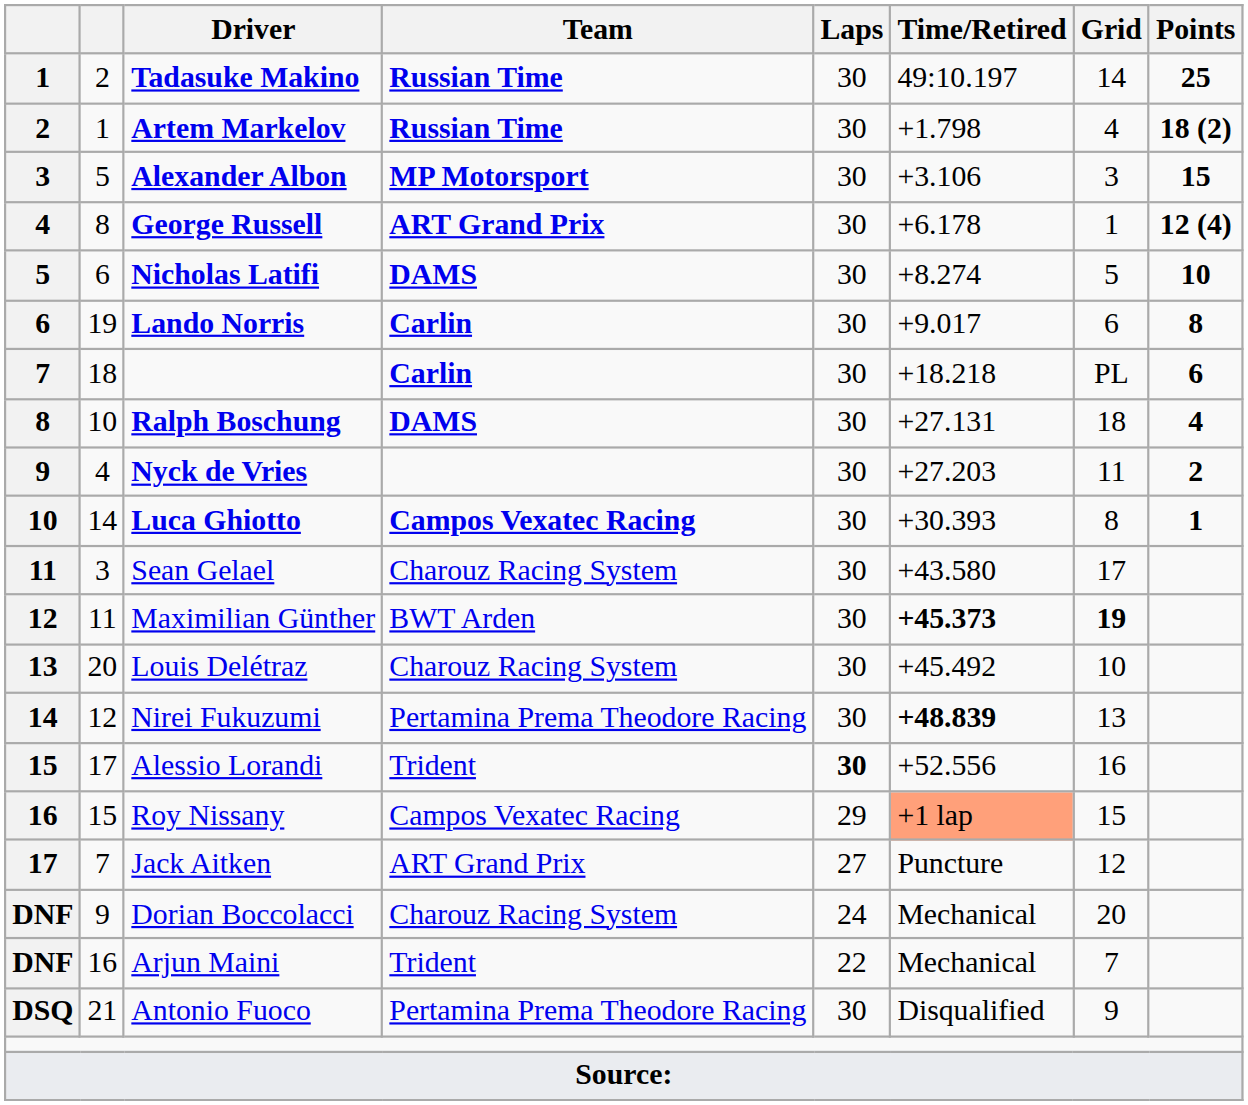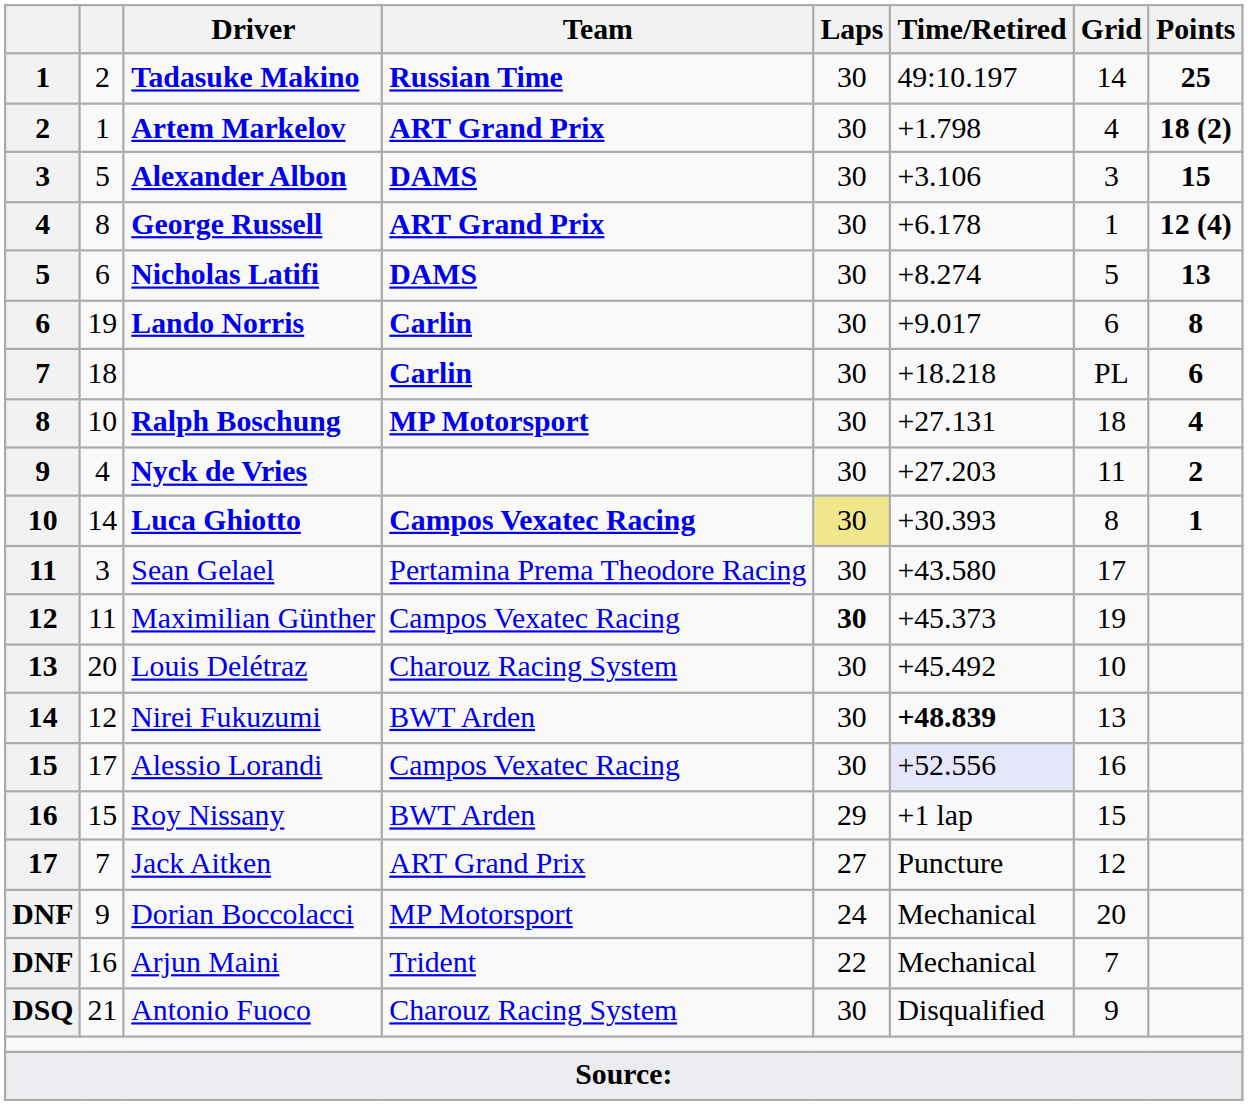(476, 126) Russian Time -> (497, 126) ART Grand Prix
(489, 176) MP Motorsport -> (433, 176) DAMS
(1196, 274) 10 -> (1196, 274) 13
(433, 421) DAMS -> (489, 421) MP Motorsport
(852, 520) no background -> (852, 520) khaki background
(533, 569) Charouz Racing System -> (598, 569) Pertamina Prema Theodore Racing
(462, 618) BWT Arden -> (535, 618) Campos Vexatec Racing
(852, 618) normal -> (852, 618) bold
(947, 618) bold -> (947, 618) normal
(1111, 618) bold -> (1111, 618) normal
(598, 716) Pertamina Prema Theodore Racing -> (462, 716) BWT Arden
(433, 765) Trident -> (535, 765) Campos Vexatec Racing
(852, 765) bold -> (852, 765) normal
(947, 765) no background -> (947, 765) lavender background
(535, 814) Campos Vexatec Racing -> (462, 814) BWT Arden
(935, 814) lightsalmon background -> (935, 814) no background
(533, 913) Charouz Racing System -> (481, 913) MP Motorsport
(598, 1011) Pertamina Prema Theodore Racing -> (533, 1011) Charouz Racing System
